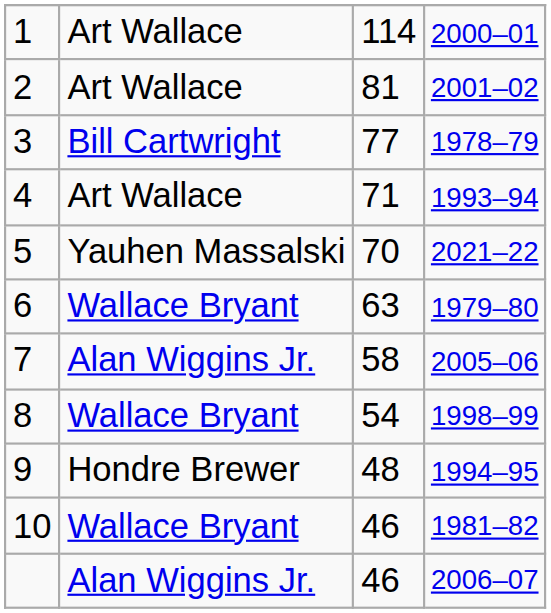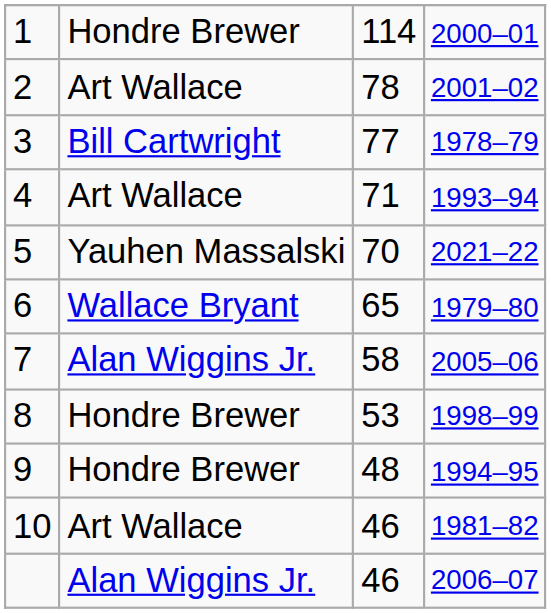(155, 31) Art Wallace -> (184, 31) Hondre Brewer
(380, 86) 81 -> (380, 86) 78
(380, 305) 63 -> (380, 305) 65
(183, 415) Wallace Bryant -> (184, 415) Hondre Brewer
(380, 415) 54 -> (380, 415) 53
(183, 525) Wallace Bryant -> (155, 525) Art Wallace
